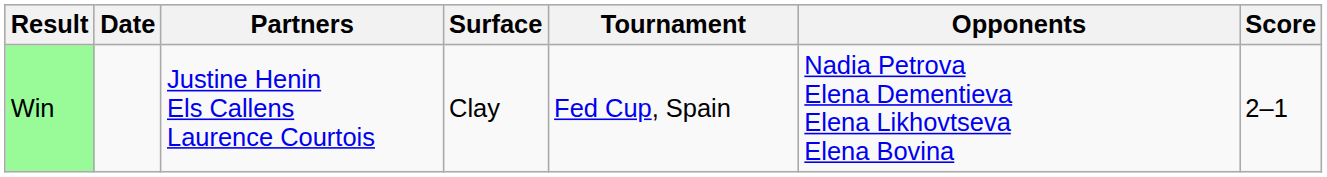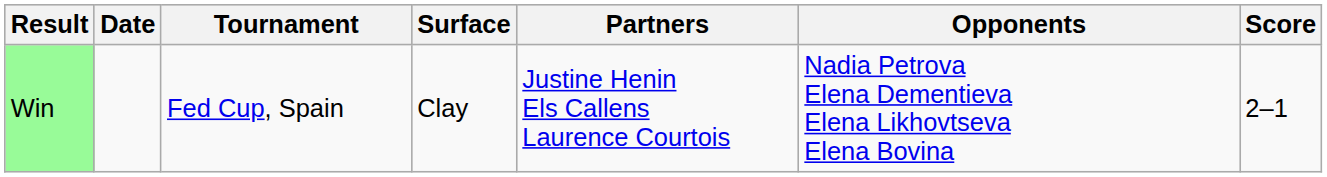columns swapped: (673, 24) <-> (302, 24)
